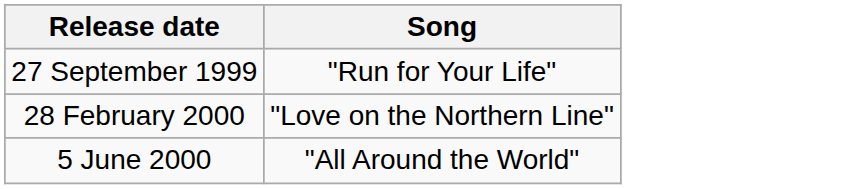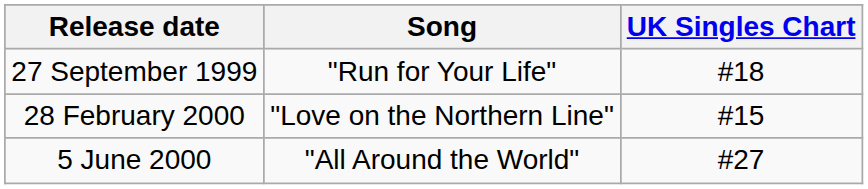+ column: (741, 26)
